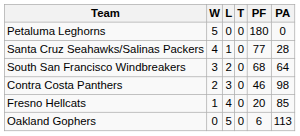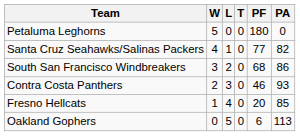(283, 49) 28 -> (283, 49) 82
(283, 67) 64 -> (283, 67) 86
(283, 85) 98 -> (283, 85) 93
